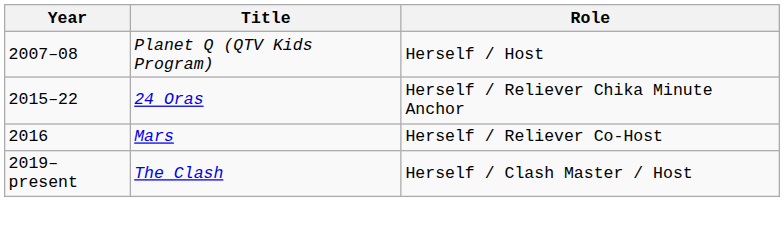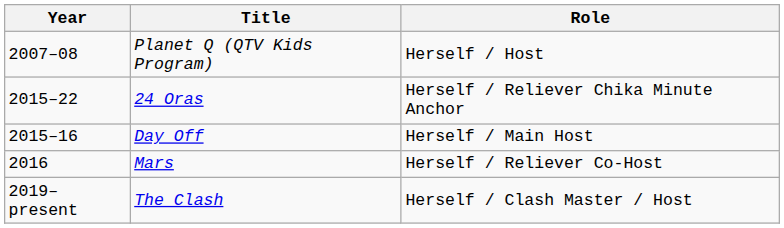+ row: (169, 137)
